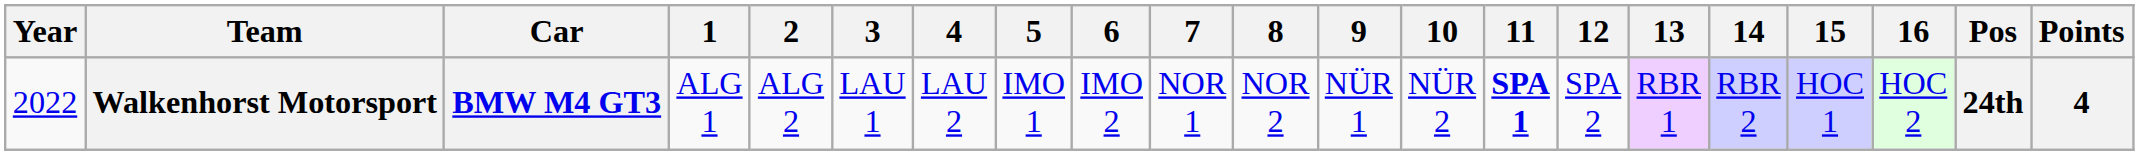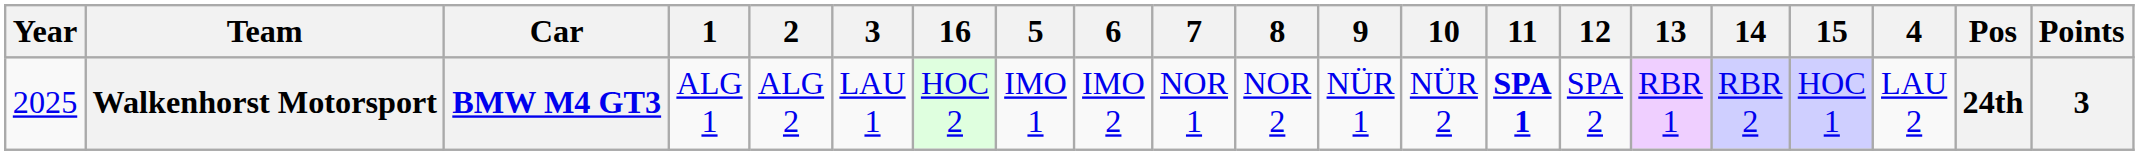columns swapped: (954, 30) <-> (1913, 30)
(45, 102) 2022 -> (45, 102) 2025
(2082, 102) 4 -> (2082, 102) 3
